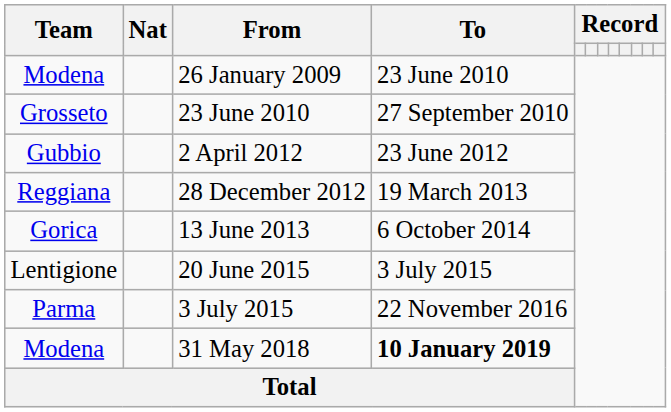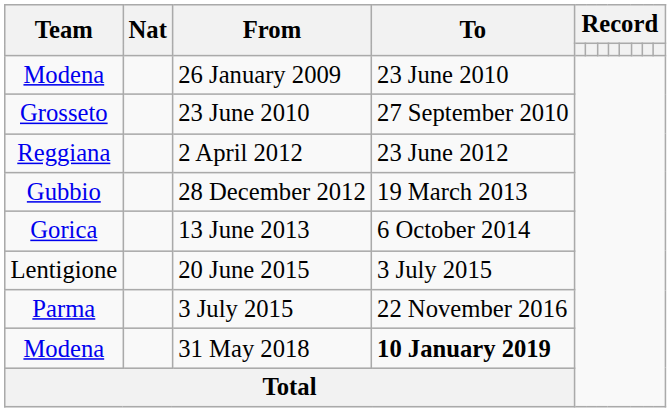(64, 152) Gubbio -> (64, 152) Reggiana
(64, 191) Reggiana -> (64, 191) Gubbio
